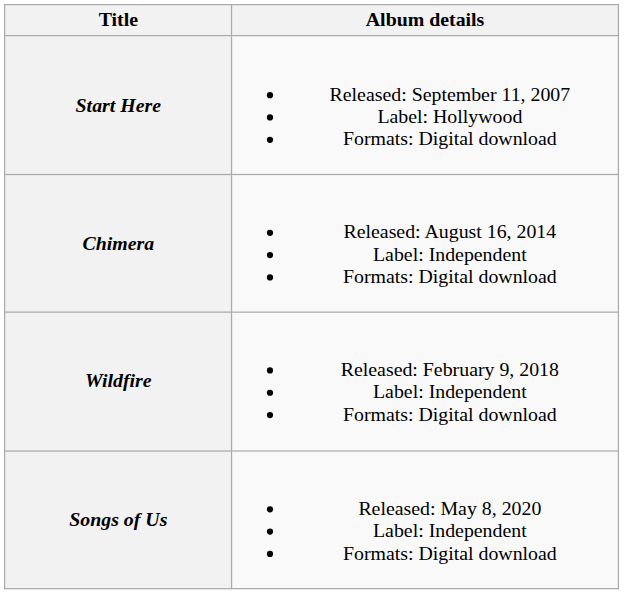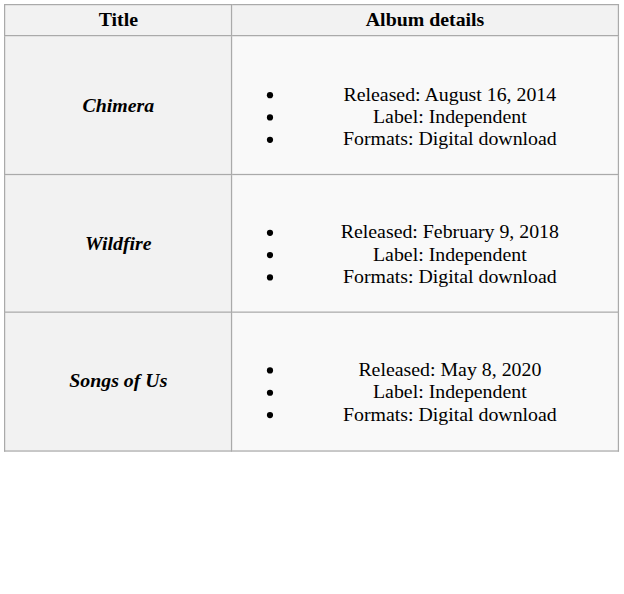- row: (118, 105)
